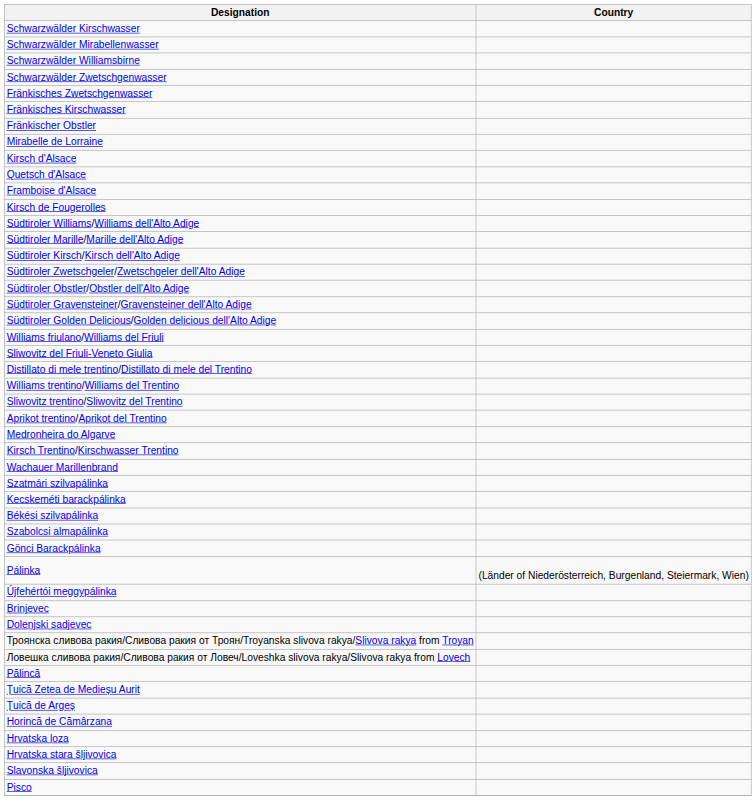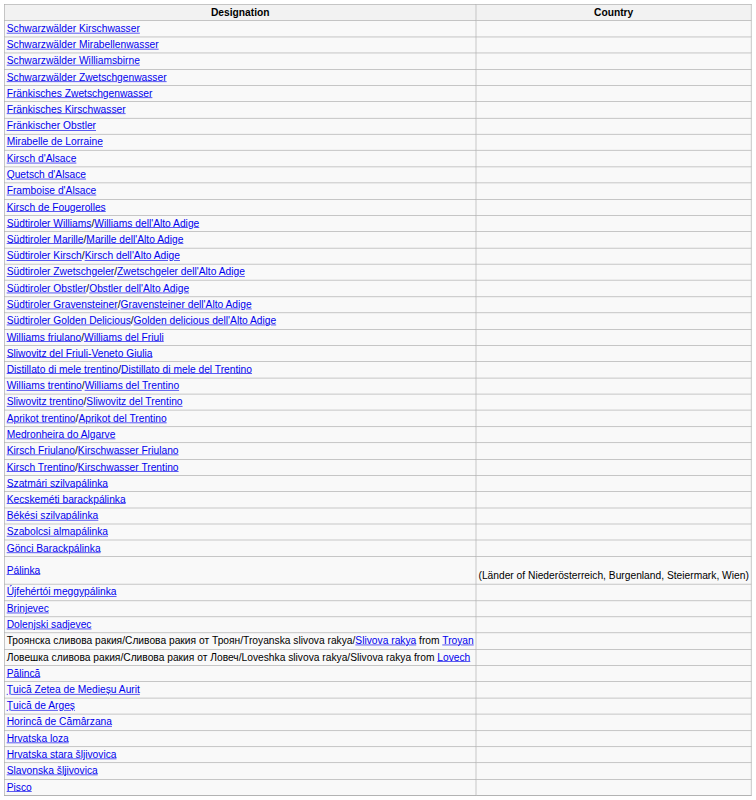+ row: (93, 451)
- row: (62, 467)
